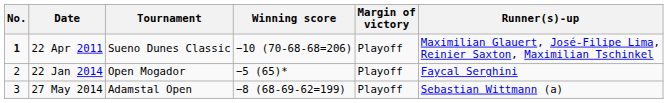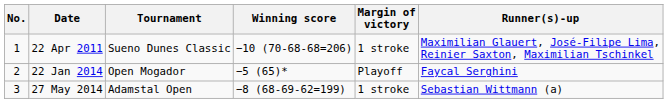(17, 49) bold -> (17, 49) normal
(380, 49) Playoff -> (383, 49) 1 stroke
(380, 90) Playoff -> (383, 90) 1 stroke
